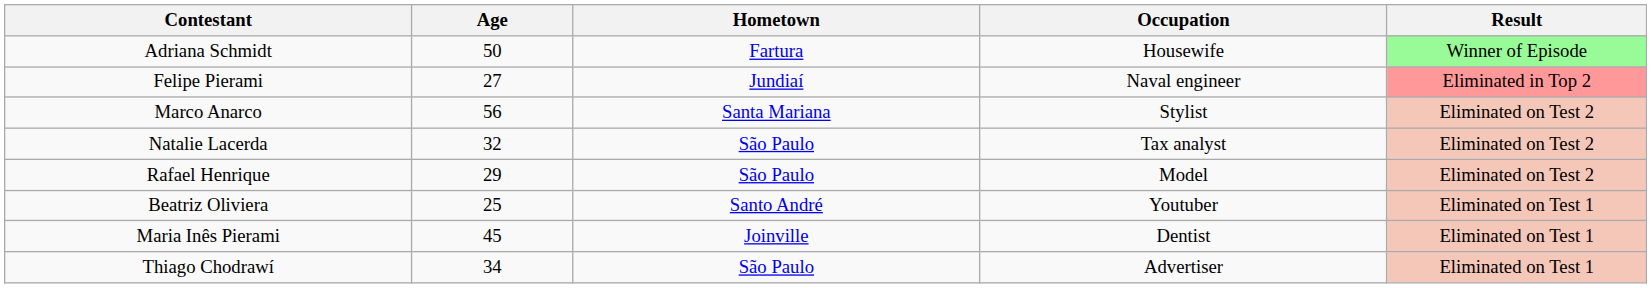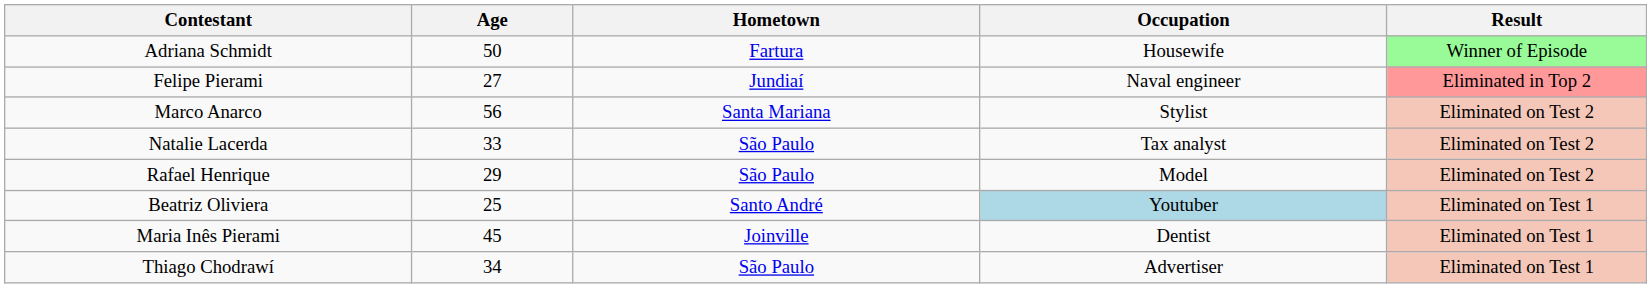(492, 143) 32 -> (492, 143) 33
(1183, 205) no background -> (1183, 205) lightblue background
